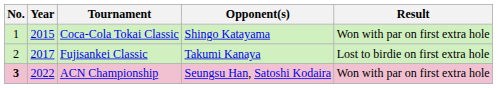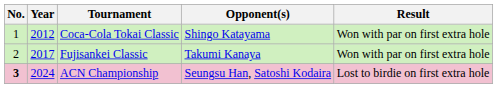(42, 34) 2015 -> (42, 34) 2012
(413, 54) Lost to birdie on first extra hole -> (413, 54) Won with par on first extra hole
(42, 73) 2022 -> (42, 73) 2024
(413, 73) Won with par on first extra hole -> (413, 73) Lost to birdie on first extra hole
